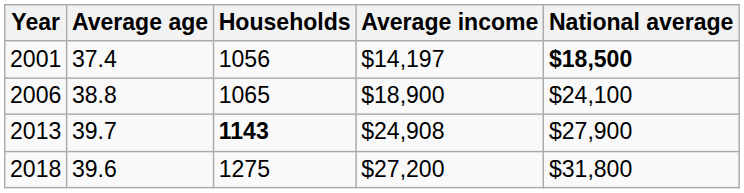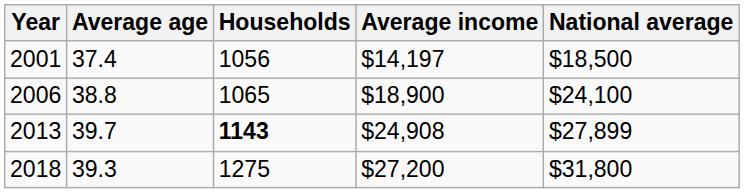(591, 59) bold -> (591, 59) normal
(591, 132) $27,900 -> (591, 132) $27,899
(94, 168) 39.6 -> (94, 168) 39.3
